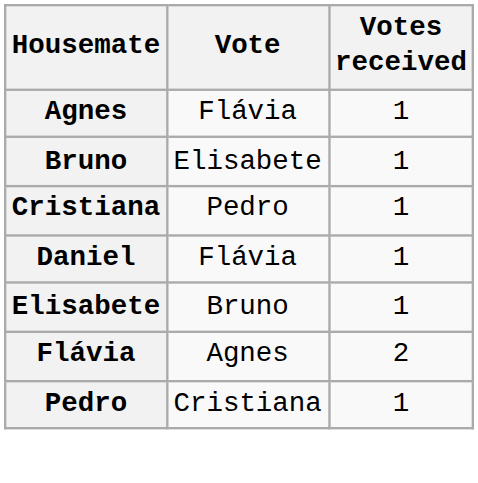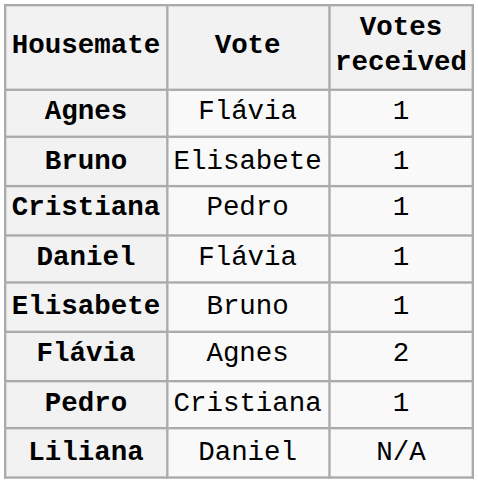+ row: (86, 452)
